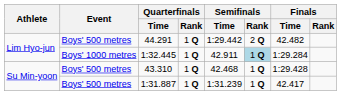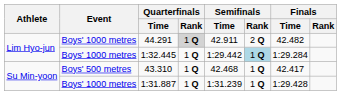(96, 41) Boys' 500 metres -> (99, 41) Boys' 1000 metres
(191, 41) no background -> (191, 41) lightgrey background
(224, 41) 1:29.442 -> (224, 41) 42.911
(224, 55) 42.911 -> (224, 55) 1:29.442
(290, 69) 1:29.428 -> (290, 69) 42.417
(96, 84) Boys' 500 metres -> (99, 84) Boys' 1000 metres
(290, 84) 42.417 -> (290, 84) 1:29.428
